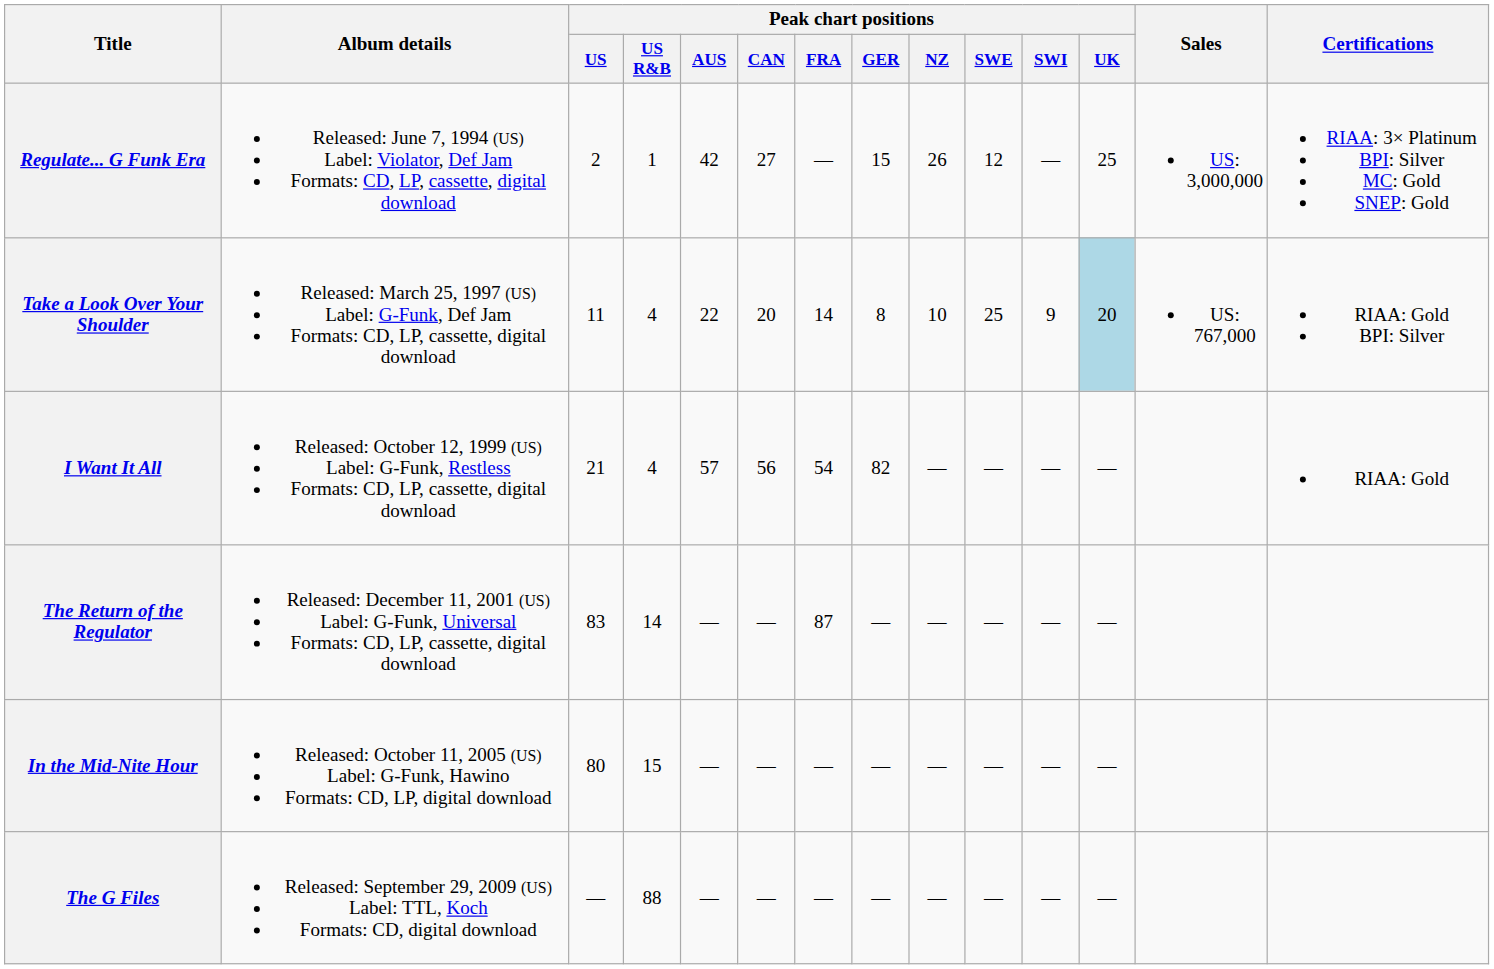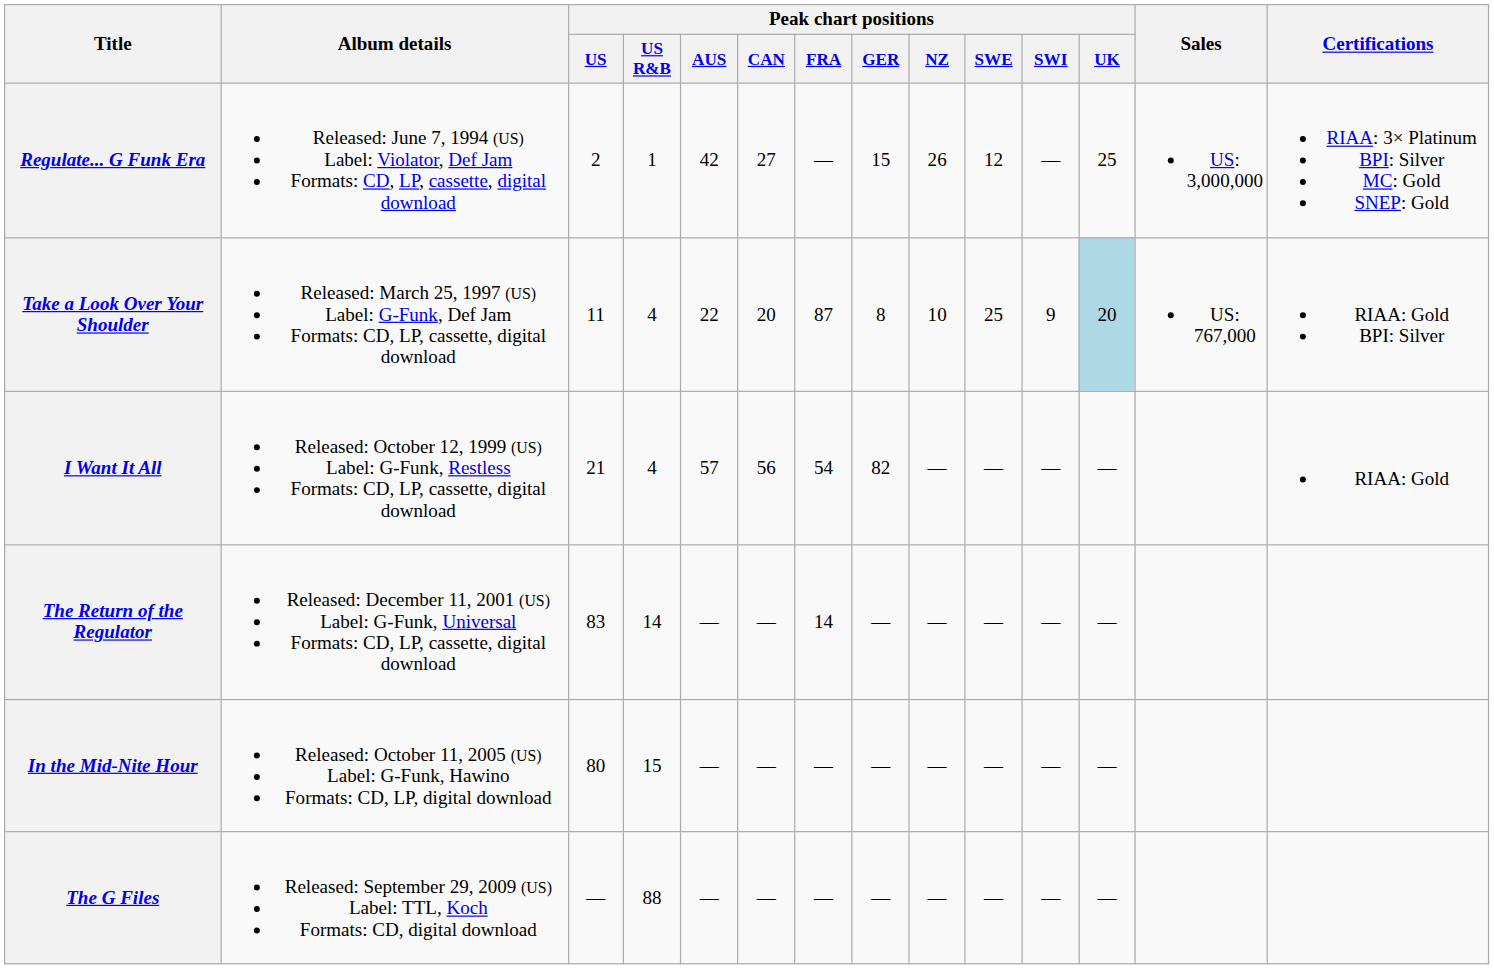(824, 314) 14 -> (824, 314) 87
(824, 622) 87 -> (824, 622) 14
